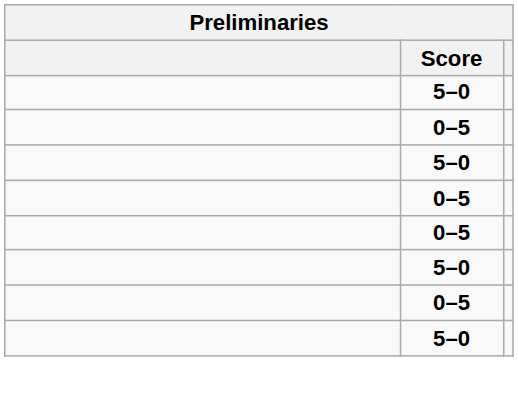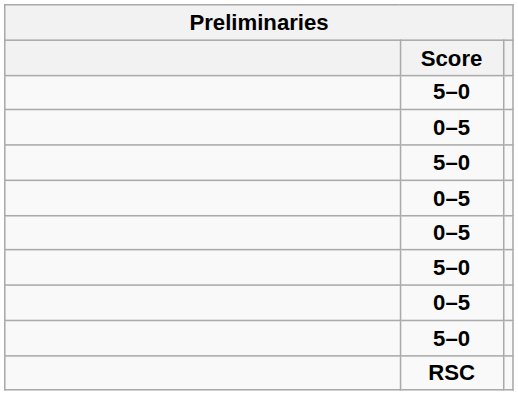+ row: (202, 373)
